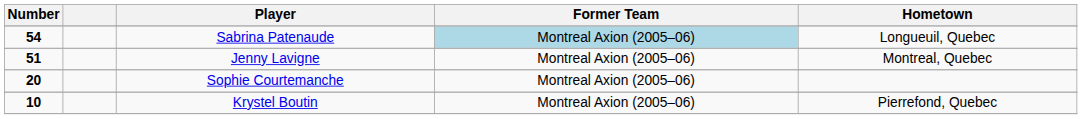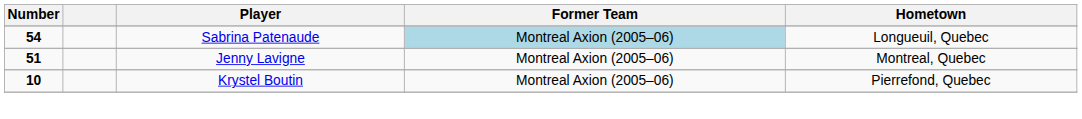- row: (275, 80)
